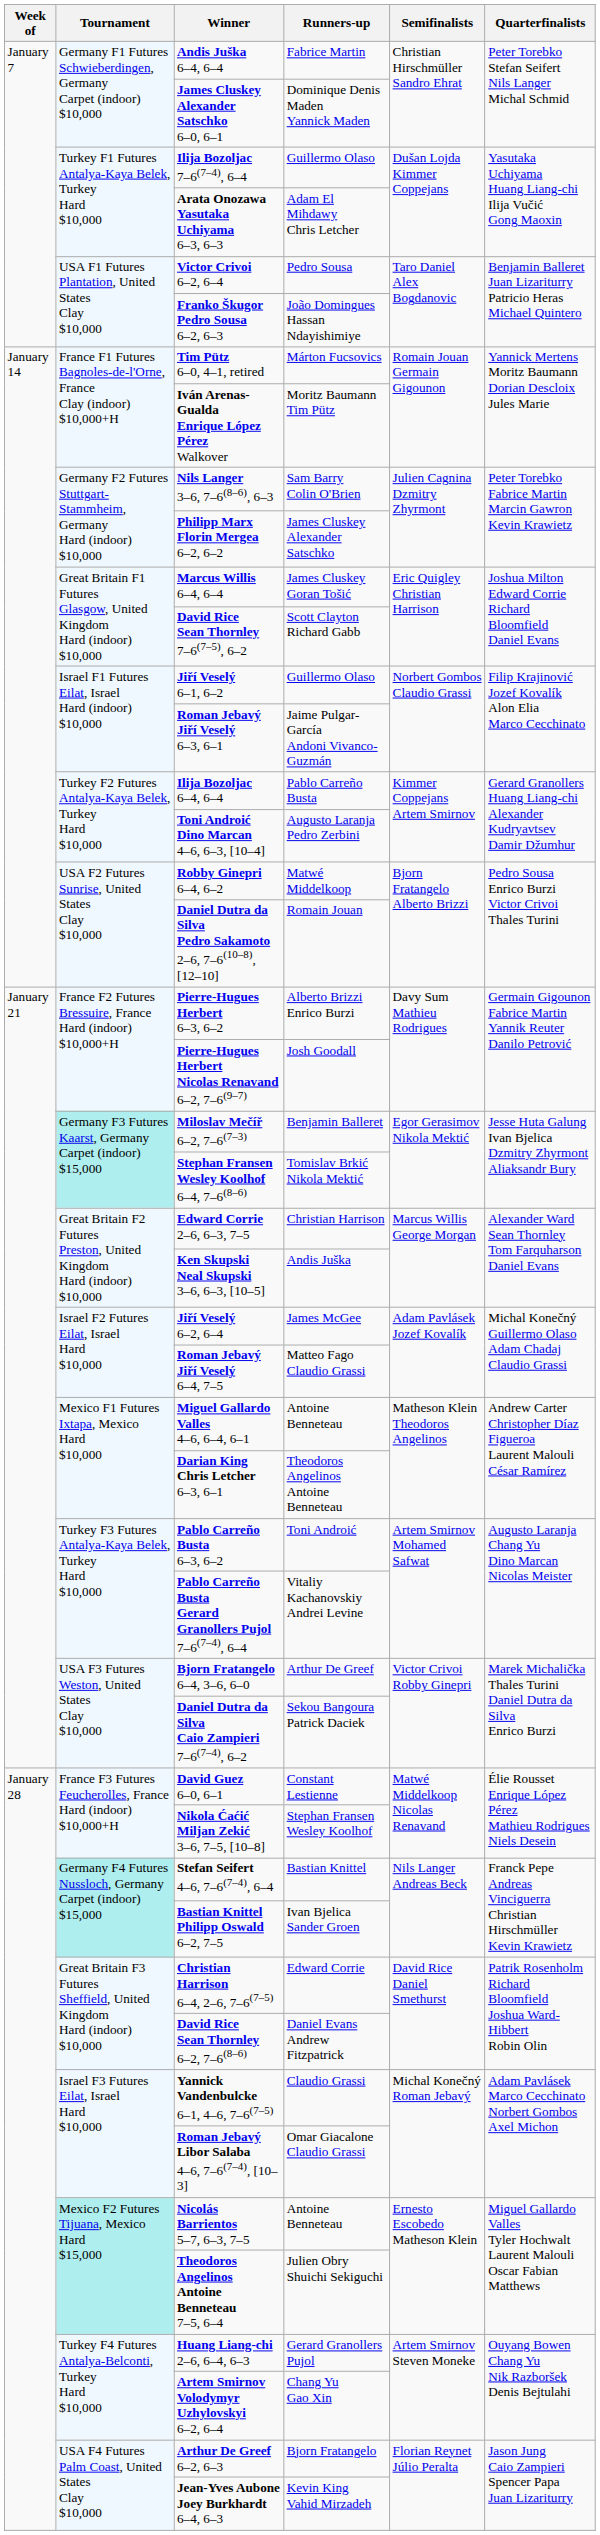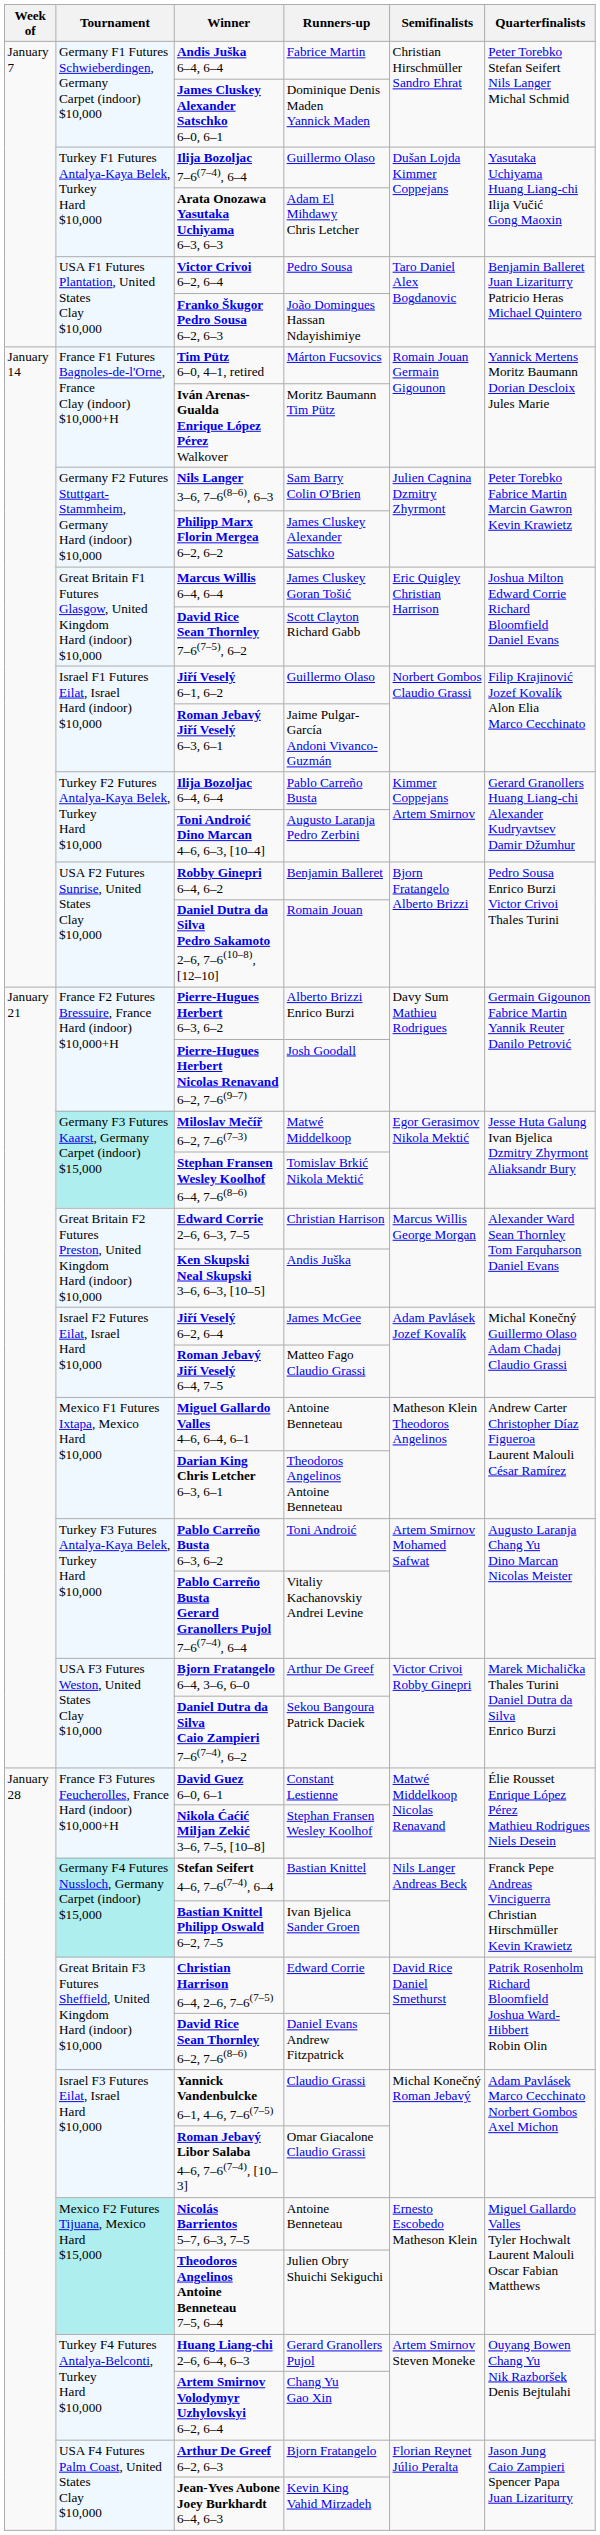(319, 880) Matwé Middelkoop -> (335, 872) Benjamin Balleret
(335, 1121) Benjamin Balleret -> (319, 1129) Matwé Middelkoop
